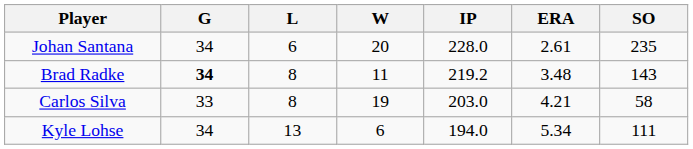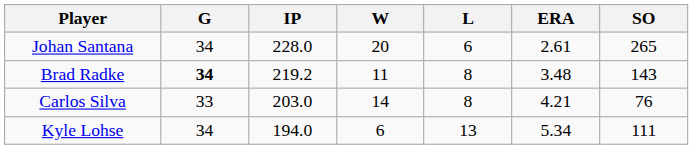columns swapped: (468, 18) <-> (292, 18)
(644, 46) 235 -> (644, 46) 265
(380, 102) 19 -> (380, 102) 14
(644, 102) 58 -> (644, 102) 76
